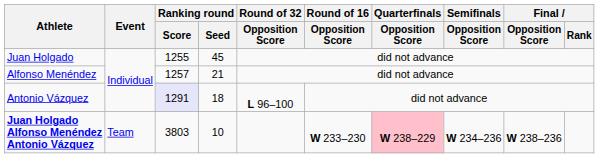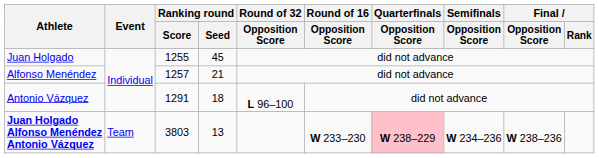(177, 98) lavender background -> (177, 98) no background
(218, 133) 10 -> (218, 133) 13
